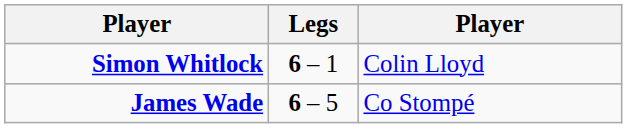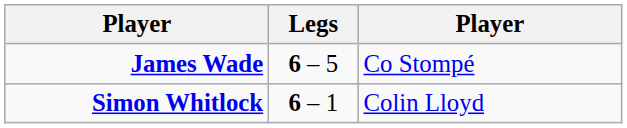rows swapped: (197, 102) <-> (178, 63)
